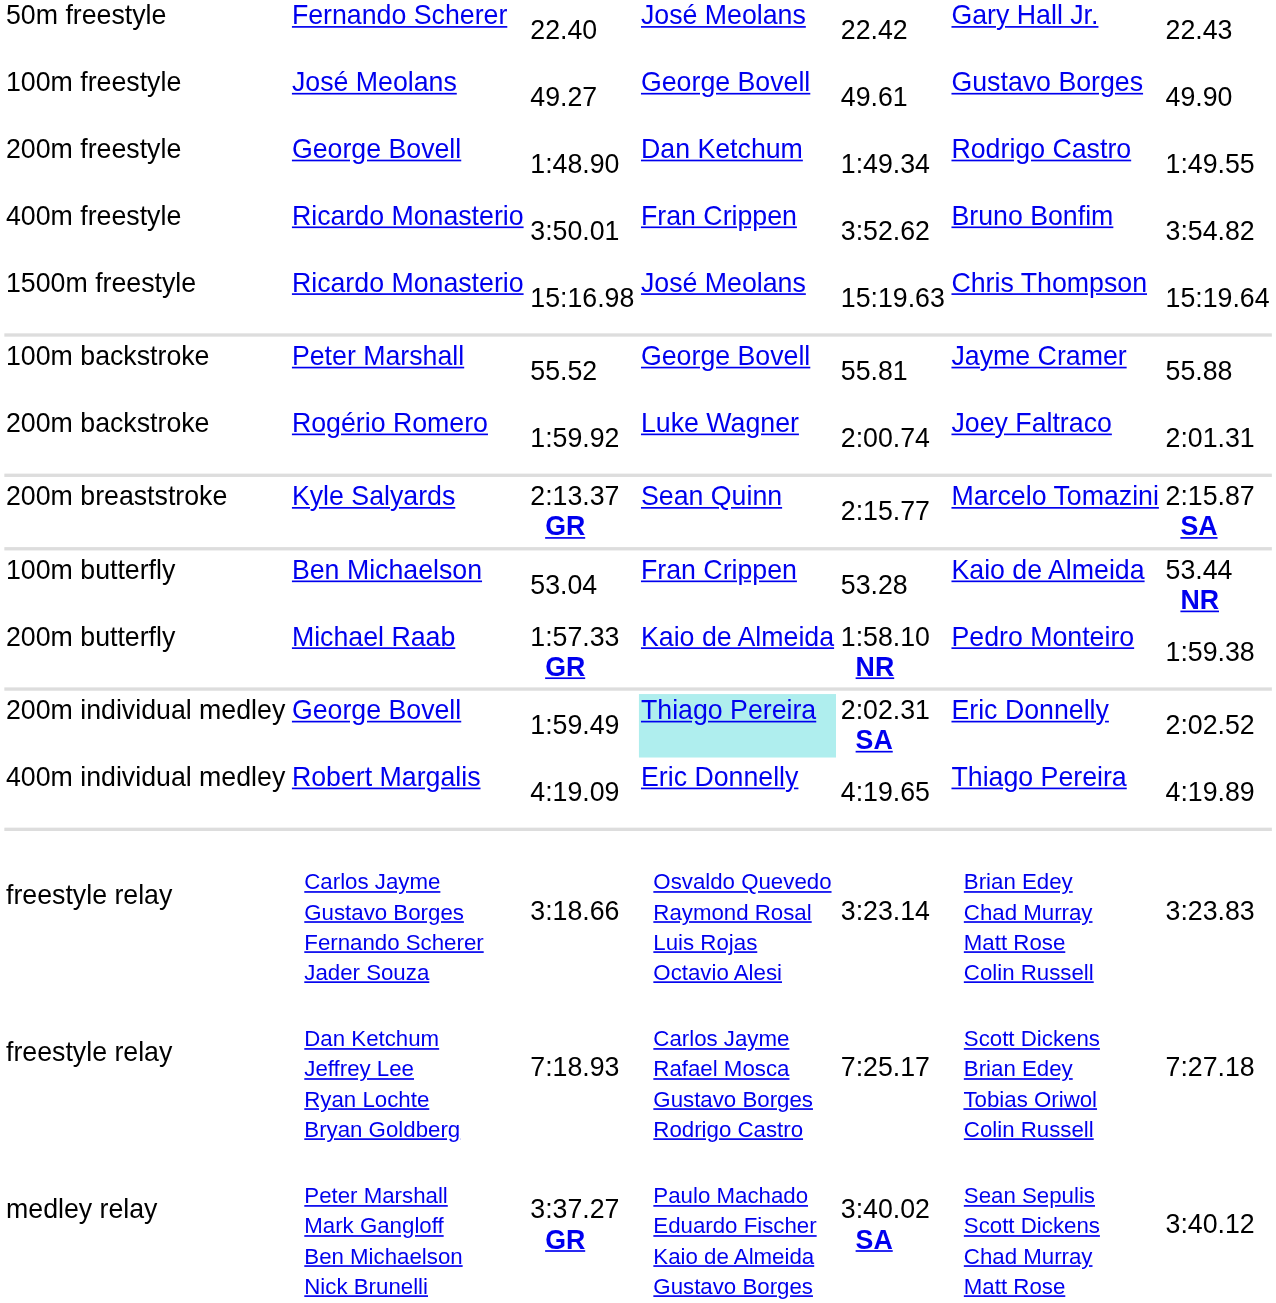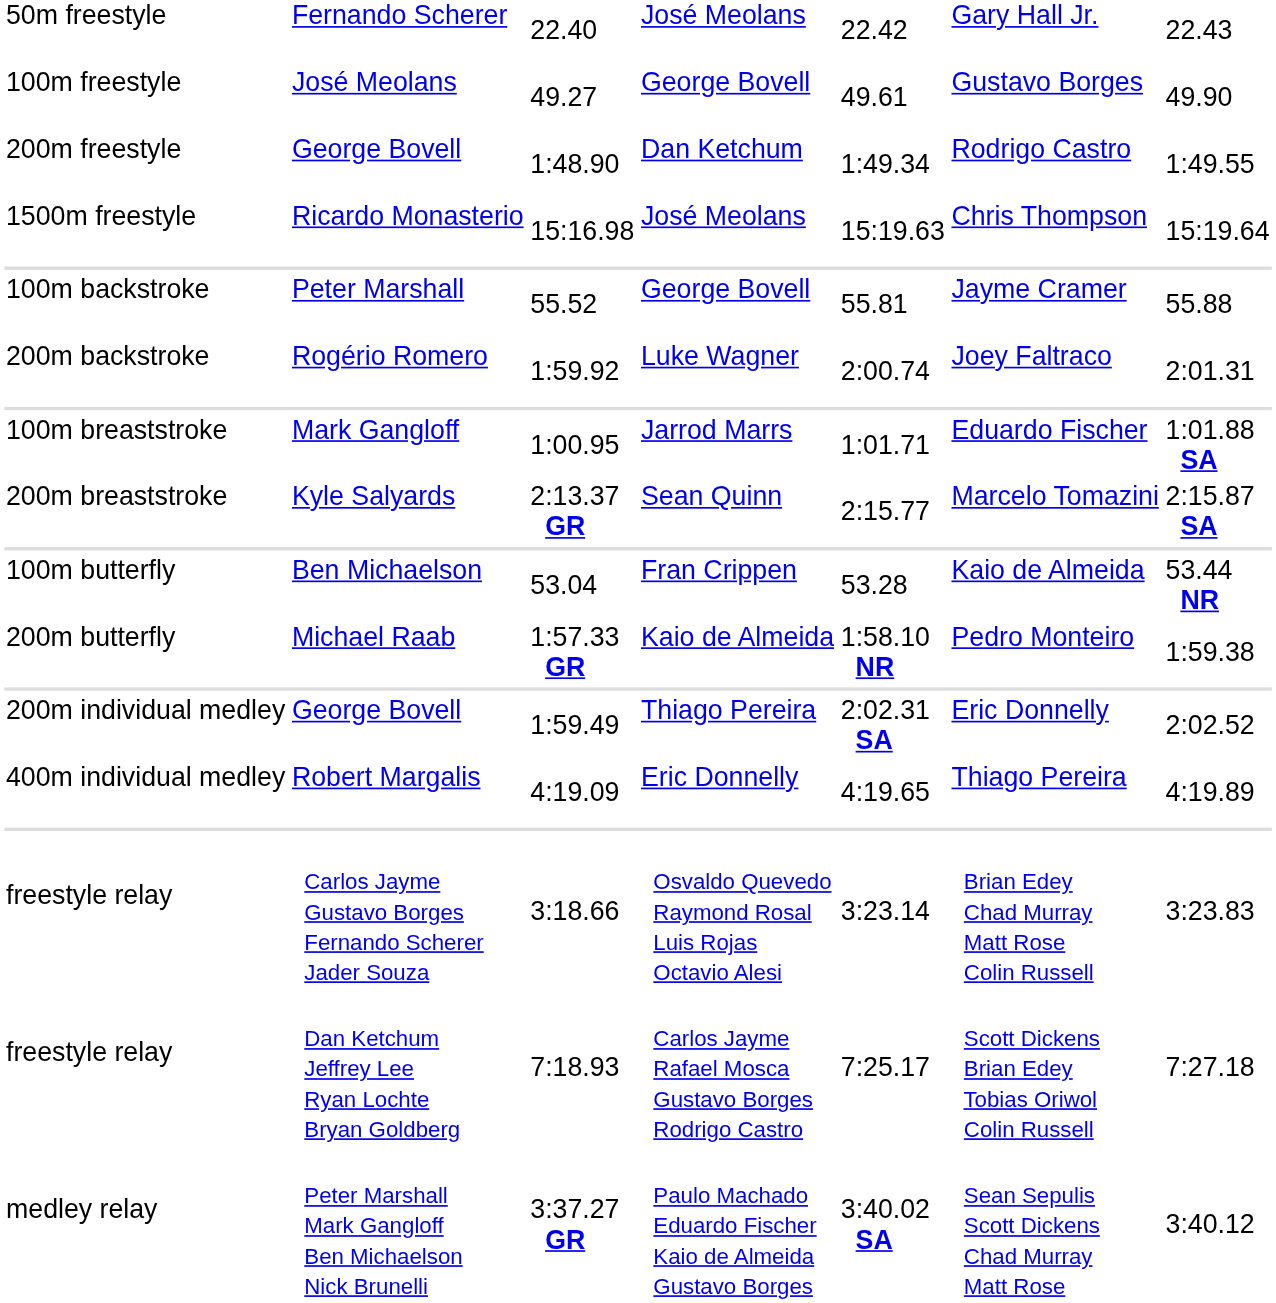- row: (94, 231)
+ row: (117, 444)
(729, 725) paleturquoise background -> (729, 725) no background
